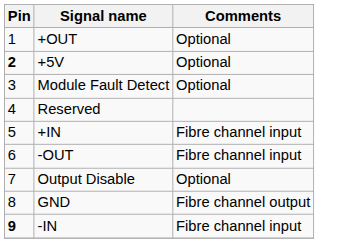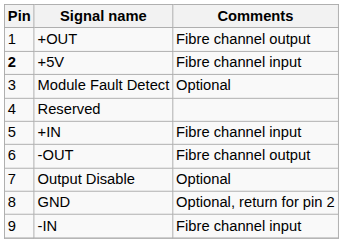(203, 39) Optional -> (243, 39) Fibre channel output
(203, 62) Optional -> (239, 62) Fibre channel input
(239, 156) Fibre channel input -> (243, 156) Fibre channel output
(243, 202) Fibre channel output -> (255, 202) Optional, return for pin 2
(12, 226) bold -> (12, 226) normal
